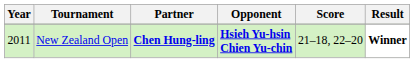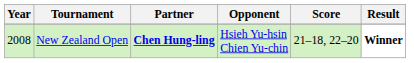(19, 41) 2011 -> (19, 41) 2008
(256, 41) bold -> (254, 41) normal
